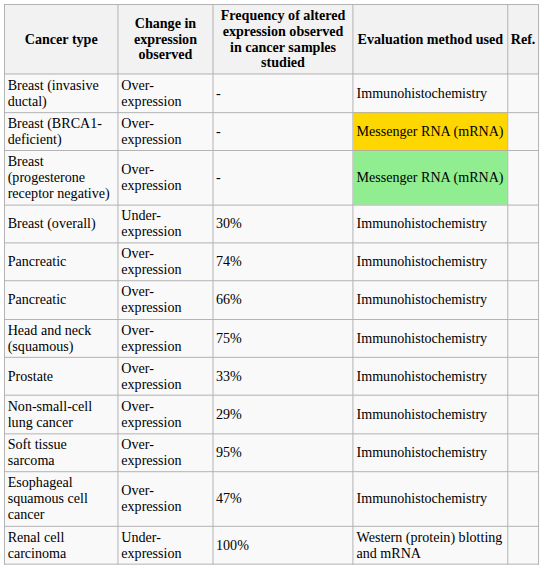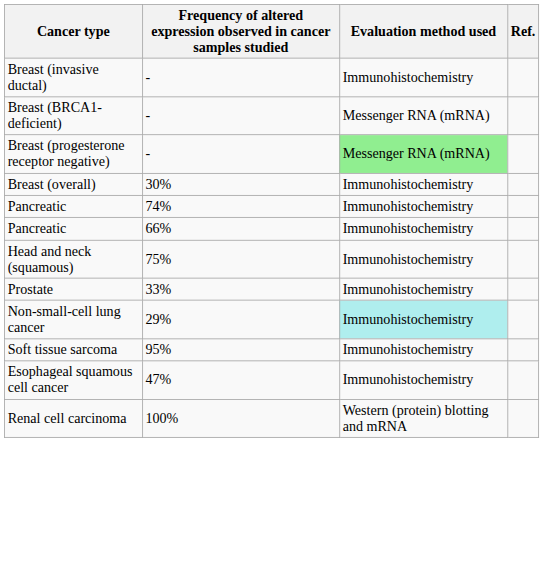- column: (165, 39)
(430, 131) gold background -> (416, 115) no background
(422, 414) no background -> (408, 319) paleturquoise background
